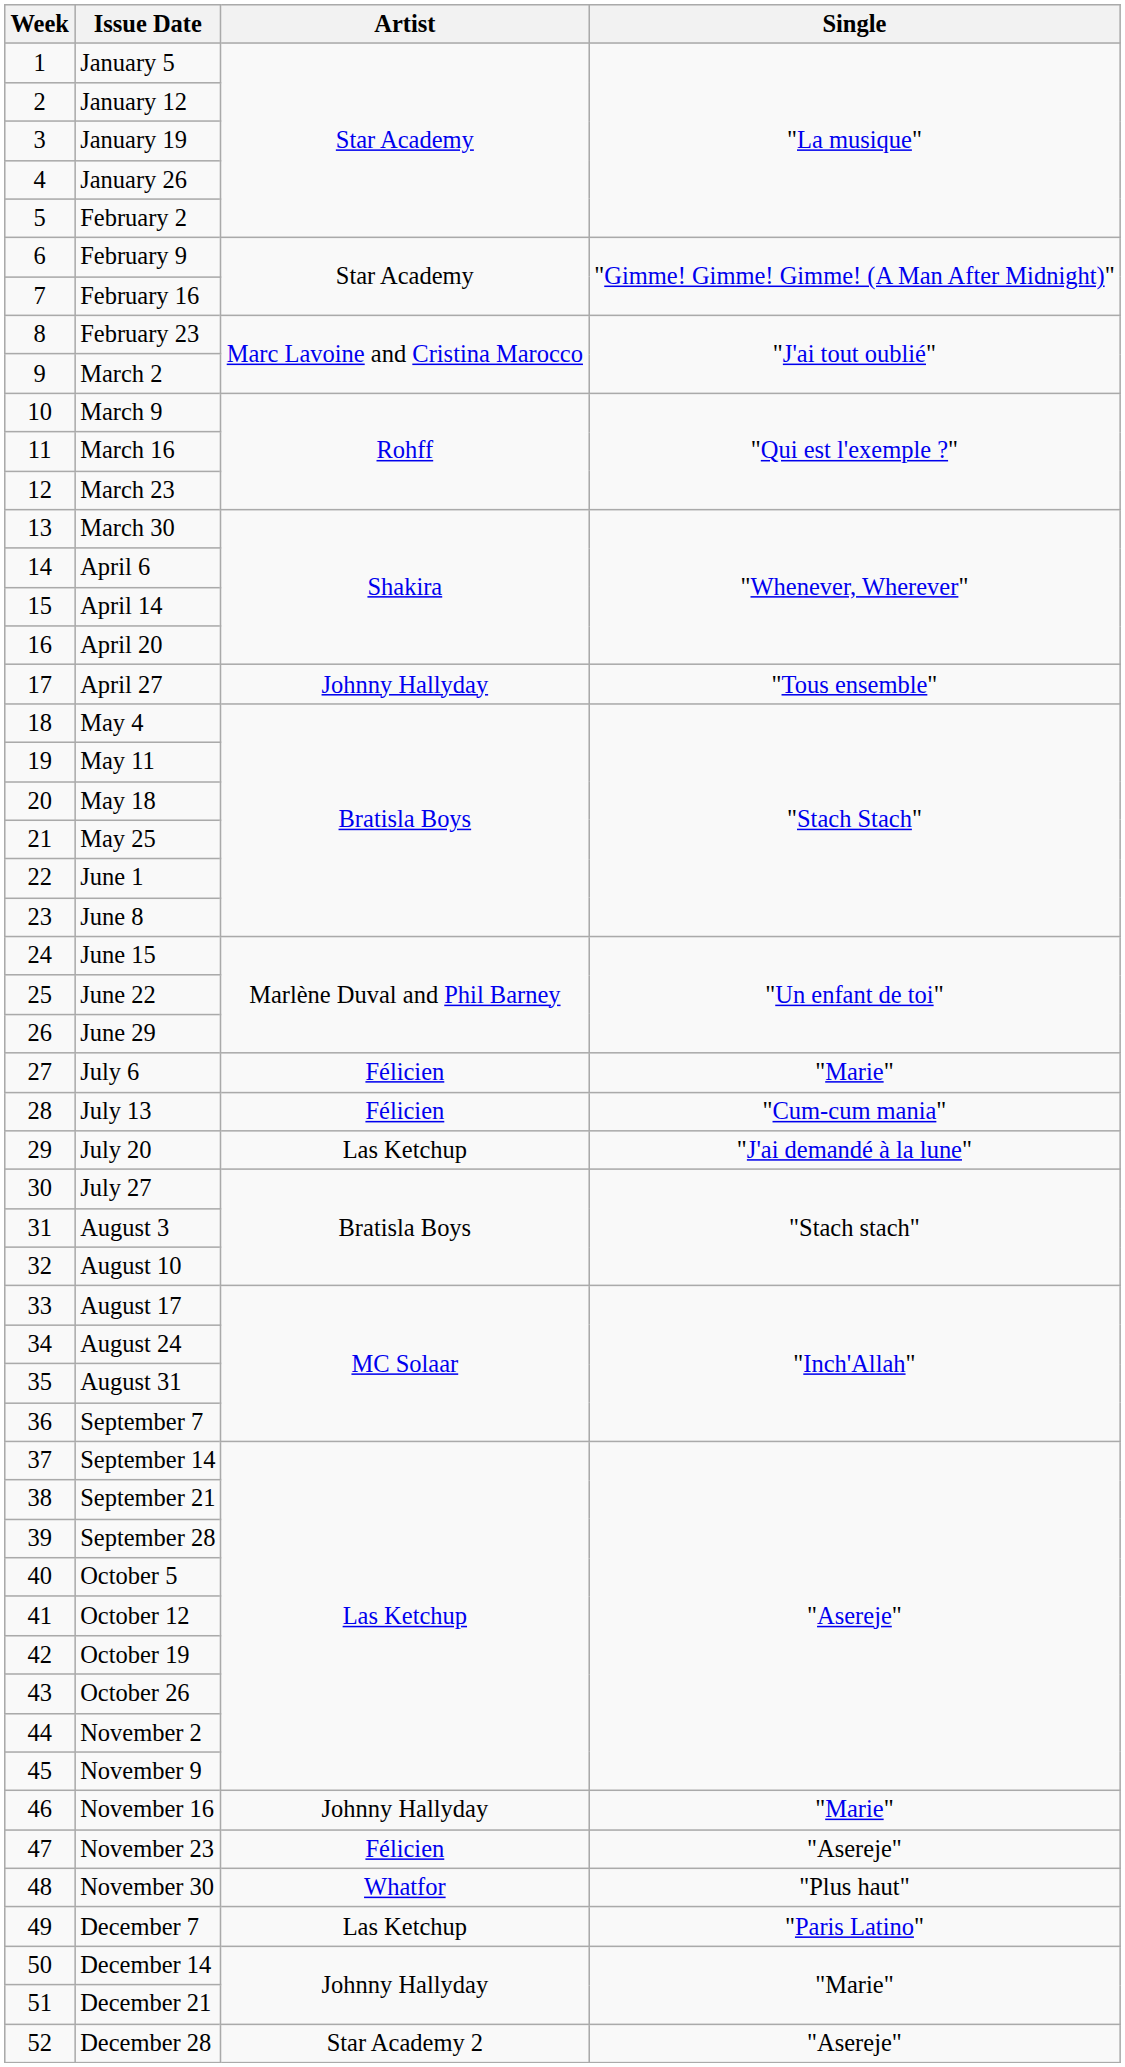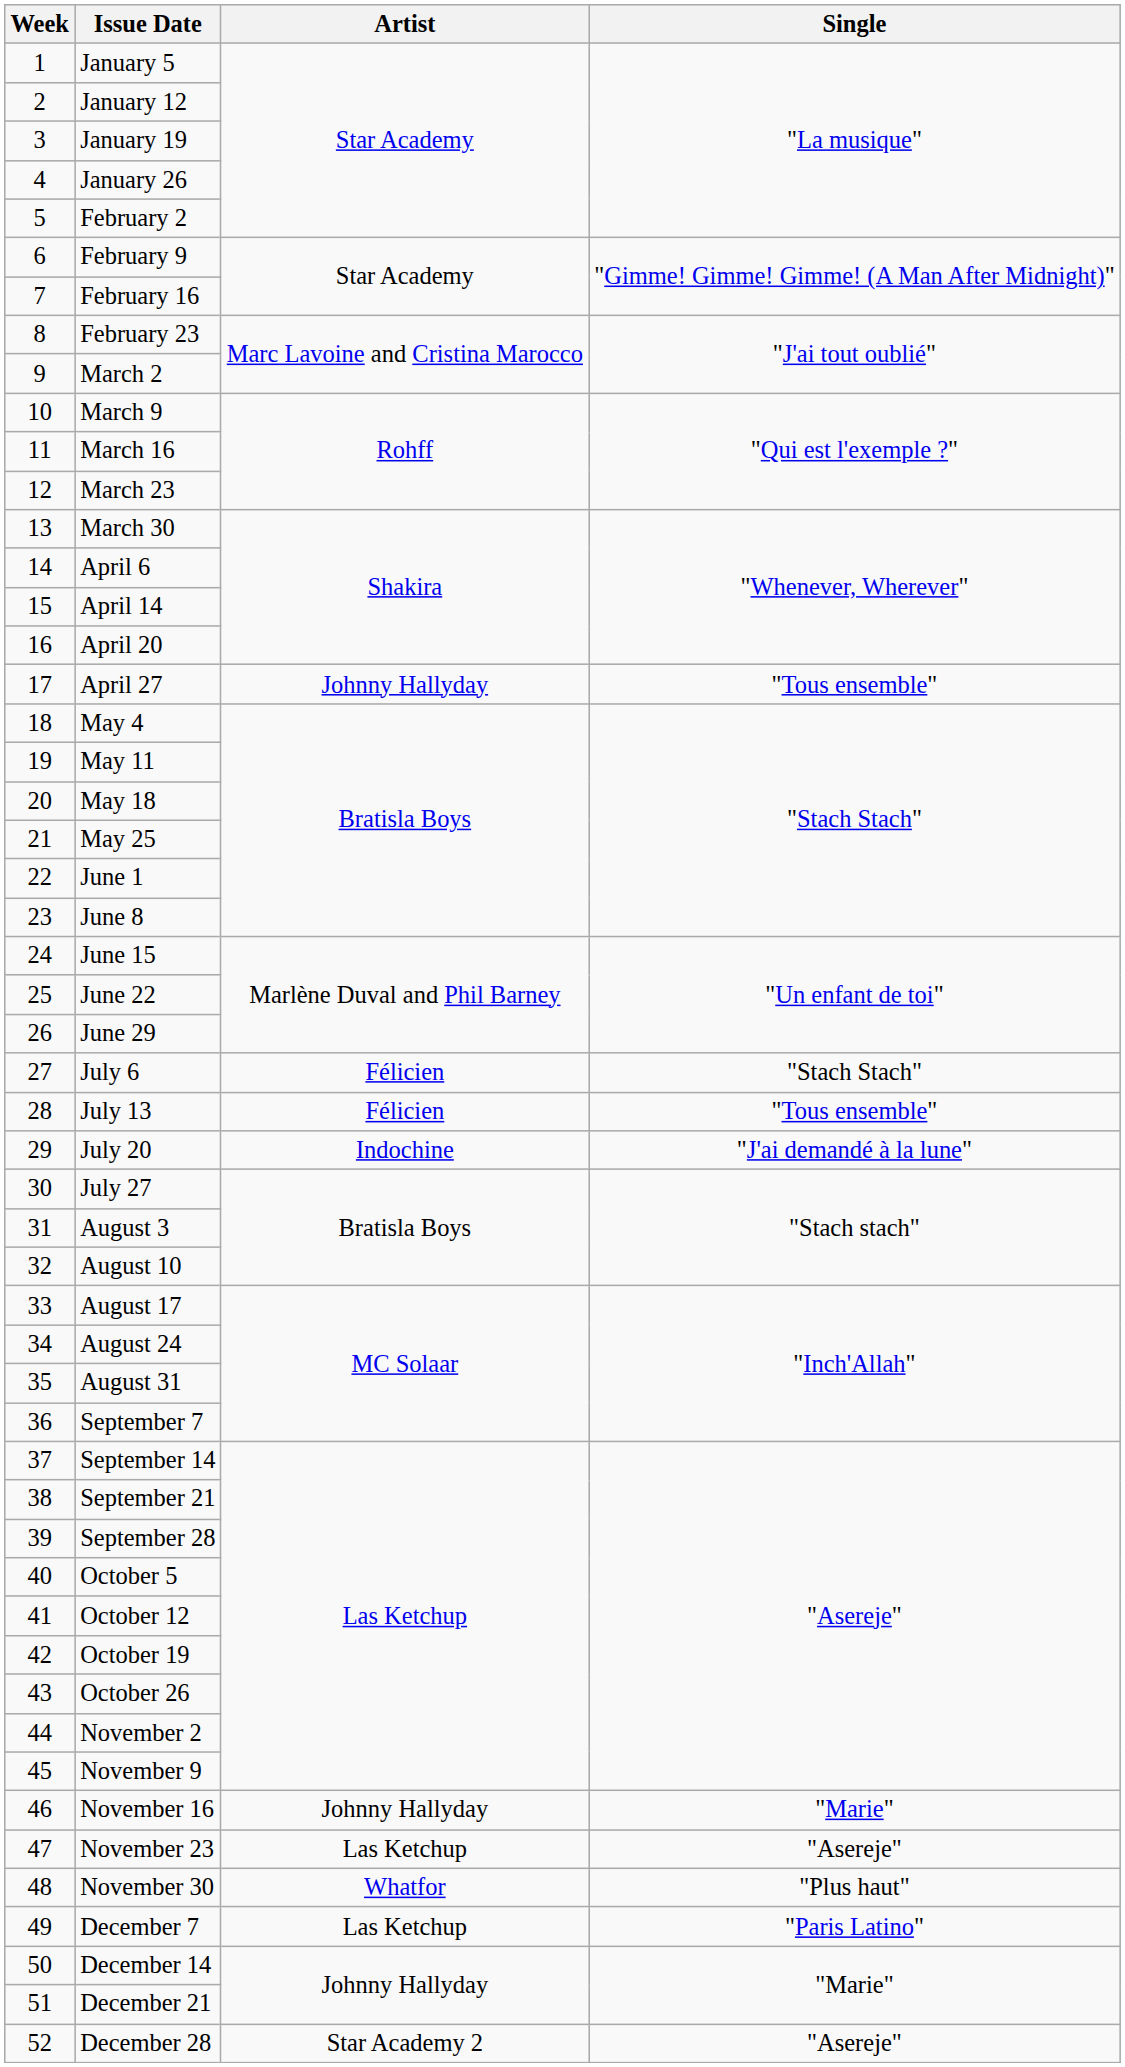(854, 1072) "Marie" -> (854, 1072) "Stach Stach"
(854, 1110) "Cum-cum mania" -> (854, 1110) "Tous ensemble"
(405, 1149) Las Ketchup -> (405, 1149) Indochine
(405, 1848) Félicien -> (405, 1848) Las Ketchup
